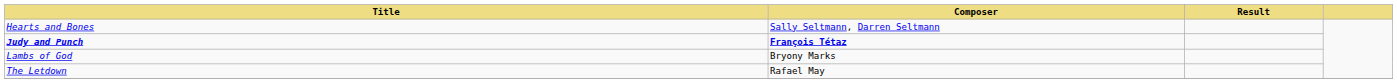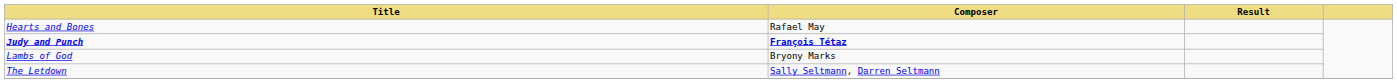(855, 27) Sally Seltmann, Darren Seltmann -> (797, 27) Rafael May
(797, 71) Rafael May -> (855, 71) Sally Seltmann, Darren Seltmann
